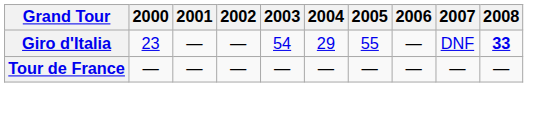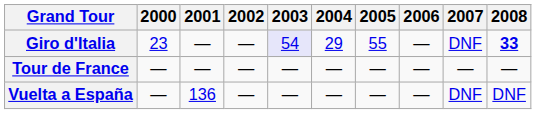(282, 43) no background -> (290, 43) lavender background
+ row: (71, 95)
